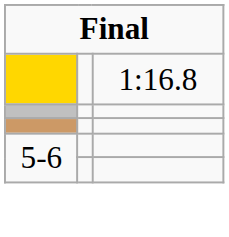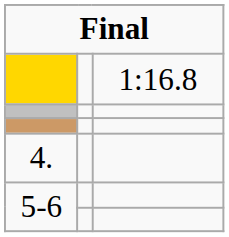+ row: (41, 156)
